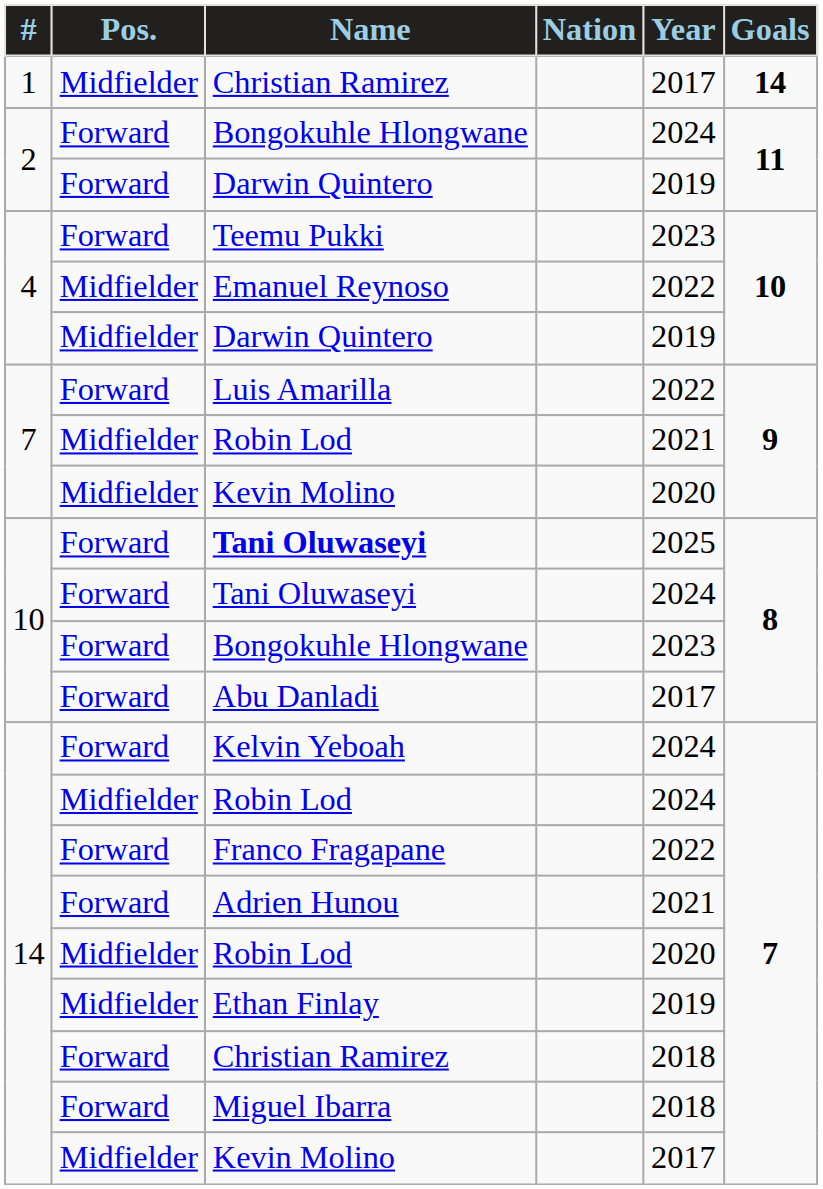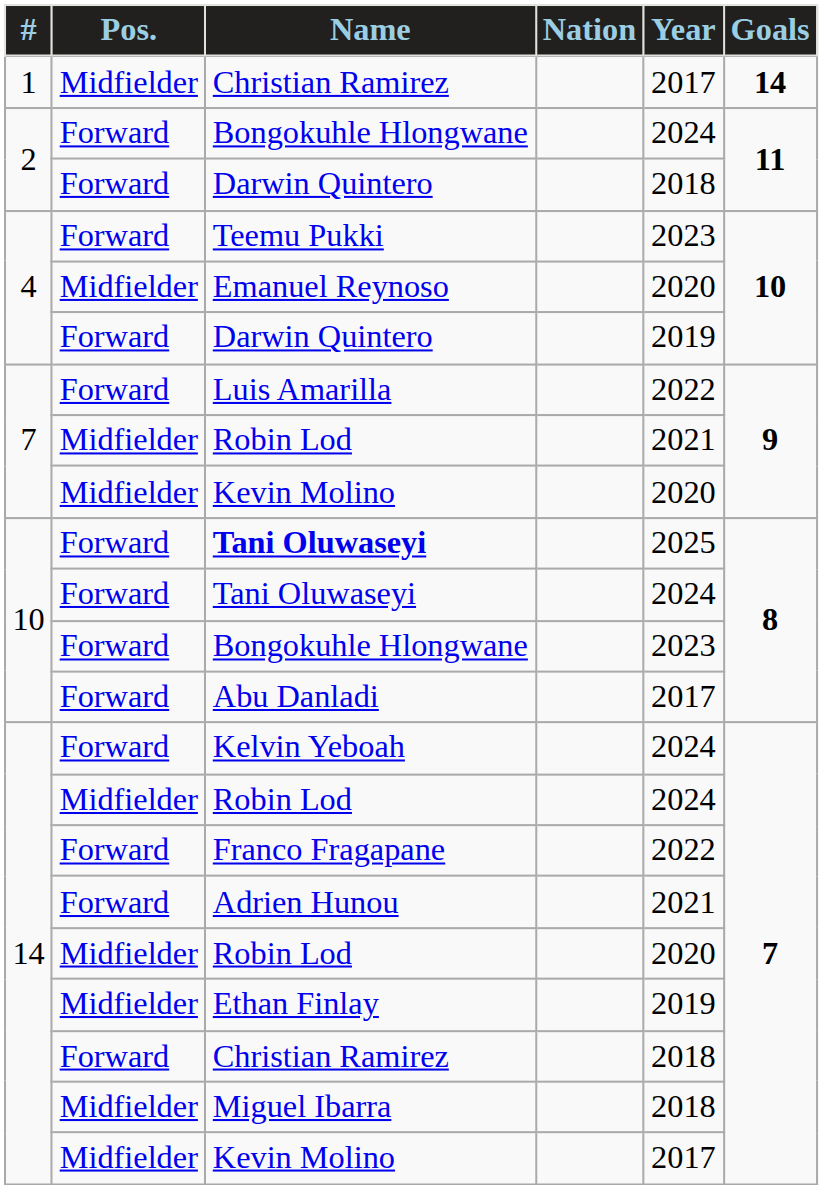(683, 183) 2019 -> (683, 183) 2018
(683, 286) 2022 -> (683, 286) 2020
(129, 337) Midfielder -> (114, 337) Forward
(114, 1106) Forward -> (129, 1106) Midfielder
